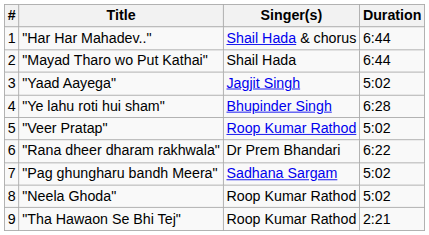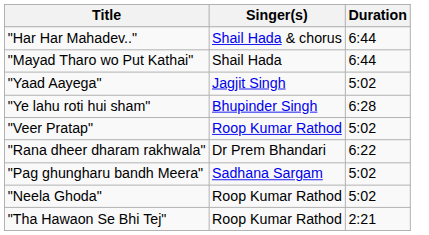- column: (12, 15)
